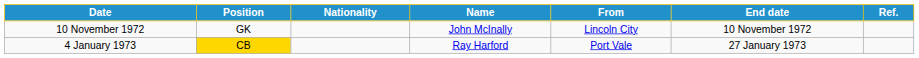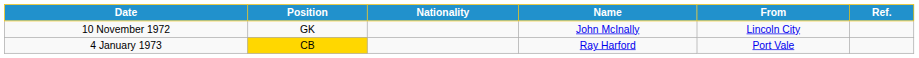- column: (767, 13)
